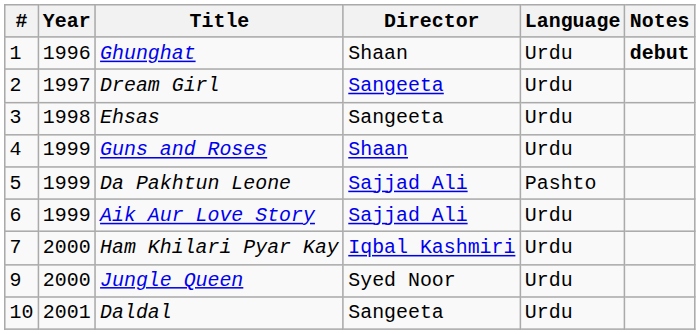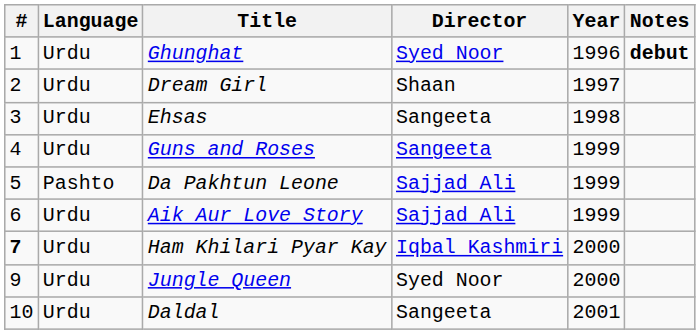columns swapped: (67, 21) <-> (573, 21)
(378, 53) Shaan -> (450, 53) Syed Noor
(396, 86) Sangeeta -> (426, 86) Shaan
(378, 151) Shaan -> (444, 151) Sangeeta
(15, 248) normal -> (15, 248) bold
